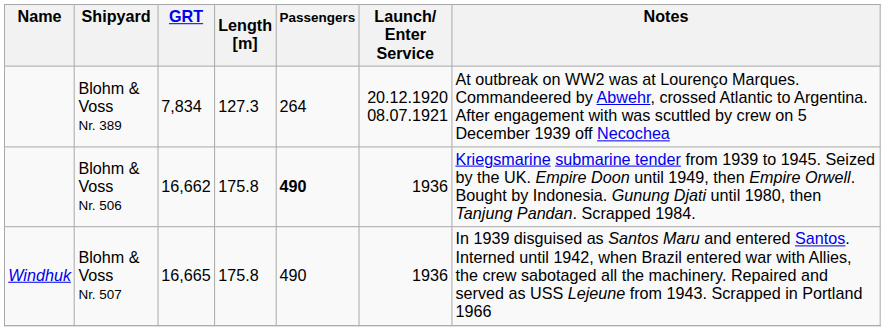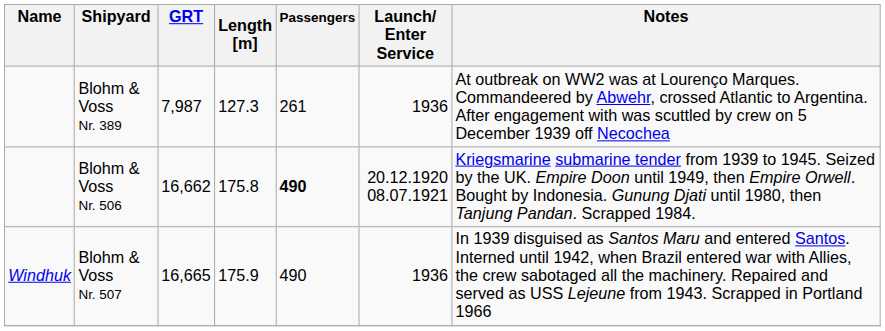(182, 106) 7,834 -> (182, 106) 7,987
(293, 106) 264 -> (293, 106) 261
(408, 106) 20.12.1920 08.07.1921 -> (430, 106) 1936
(430, 186) 1936 -> (408, 186) 20.12.1920 08.07.1921
(238, 276) 175.8 -> (238, 276) 175.9
